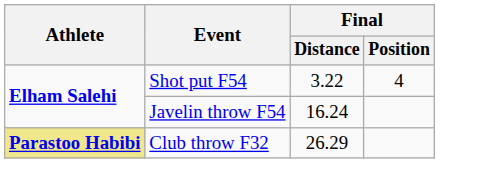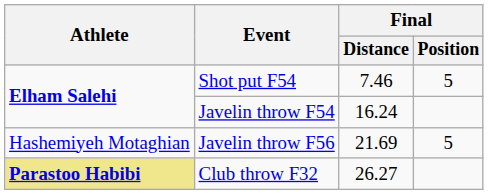(327, 80) 3.22 -> (376, 80) 7.46
(399, 80) 4 -> (448, 80) 5
+ row: (267, 143)
(327, 143) 26.29 -> (376, 174) 26.27
